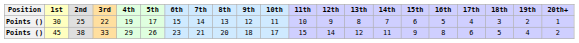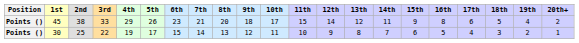rows swapped: (57, 21) <-> (57, 33)
